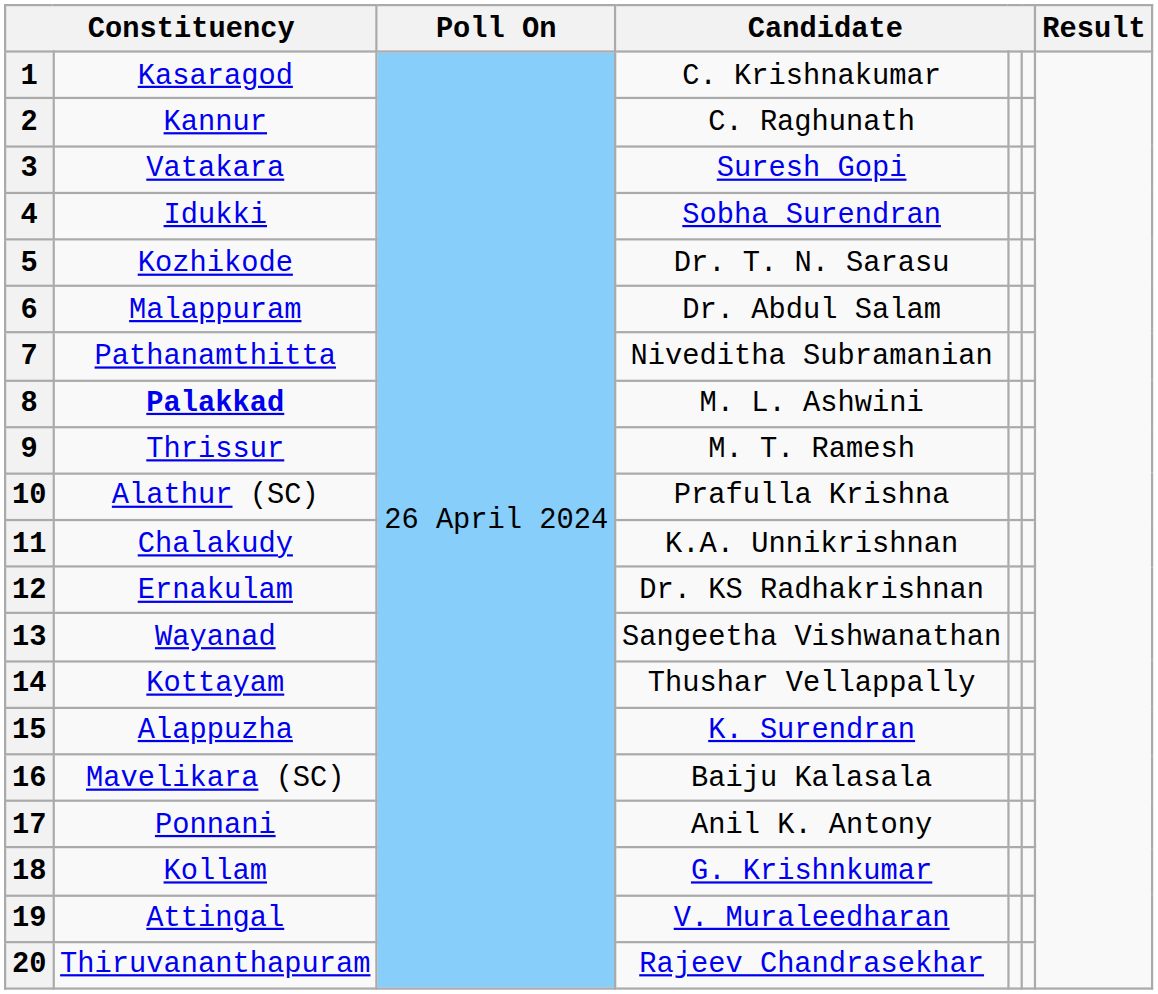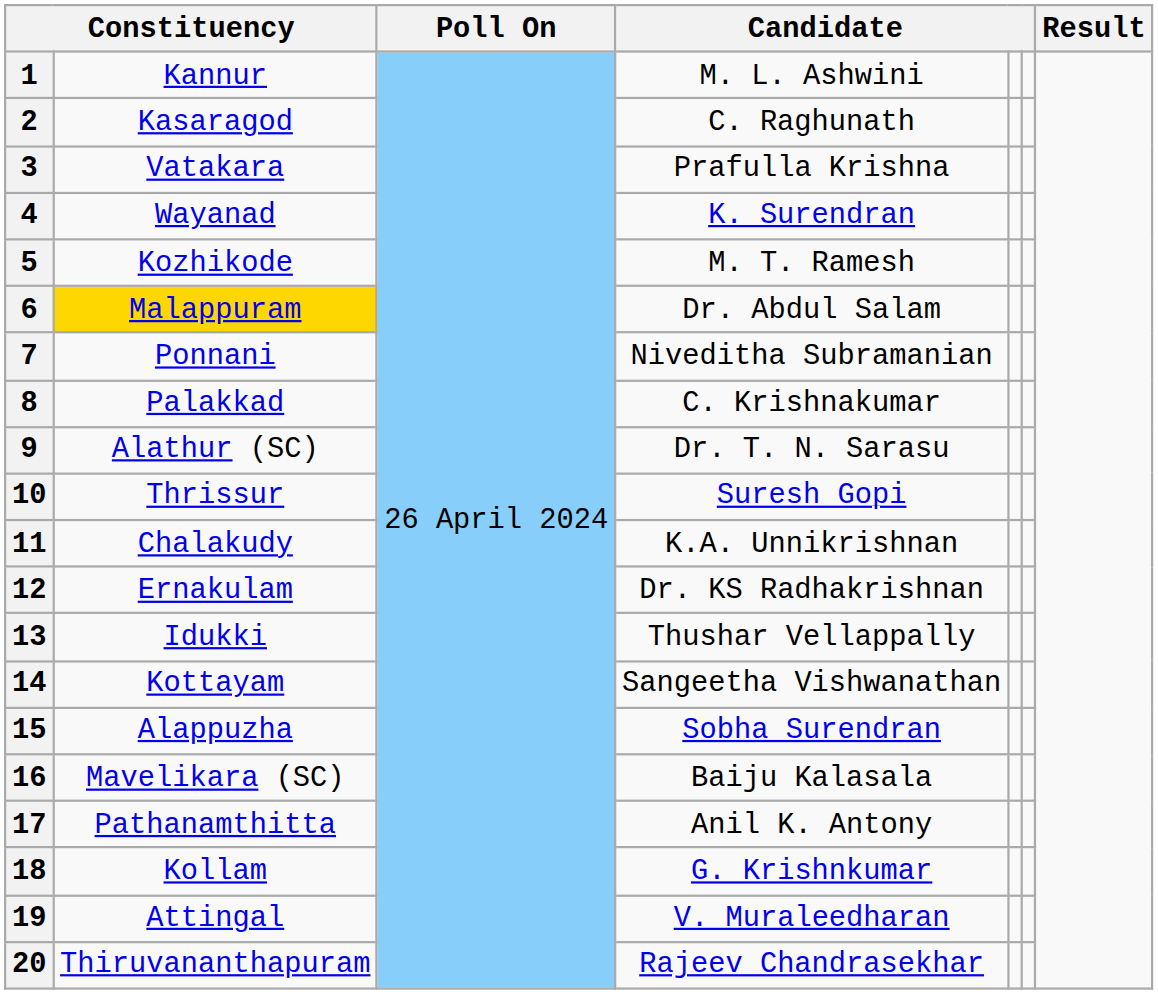(215, 75) Kasaragod -> (215, 75) Kannur
(812, 75) C. Krishnakumar -> (812, 75) M. L. Ashwini
(215, 122) Kannur -> (215, 122) Kasaragod
(812, 169) Suresh Gopi -> (812, 169) Prafulla Krishna
(215, 216) Idukki -> (215, 216) Wayanad
(812, 216) Sobha Surendran -> (812, 216) K. Surendran
(812, 263) Dr. T. N. Sarasu -> (812, 263) M. T. Ramesh
(215, 309) no background -> (215, 309) gold background
(215, 356) Pathanamthitta -> (215, 356) Ponnani
(215, 403) bold -> (215, 403) normal
(812, 403) M. L. Ashwini -> (812, 403) C. Krishnakumar
(215, 450) Thrissur -> (215, 450) Alathur (SC)
(812, 450) M. T. Ramesh -> (812, 450) Dr. T. N. Sarasu
(215, 497) Alathur (SC) -> (215, 497) Thrissur
(812, 497) Prafulla Krishna -> (812, 497) Suresh Gopi
(215, 637) Wayanad -> (215, 637) Idukki
(812, 637) Sangeetha Vishwanathan -> (812, 637) Thushar Vellappally
(812, 684) Thushar Vellappally -> (812, 684) Sangeetha Vishwanathan
(812, 731) K. Surendran -> (812, 731) Sobha Surendran
(215, 825) Ponnani -> (215, 825) Pathanamthitta
